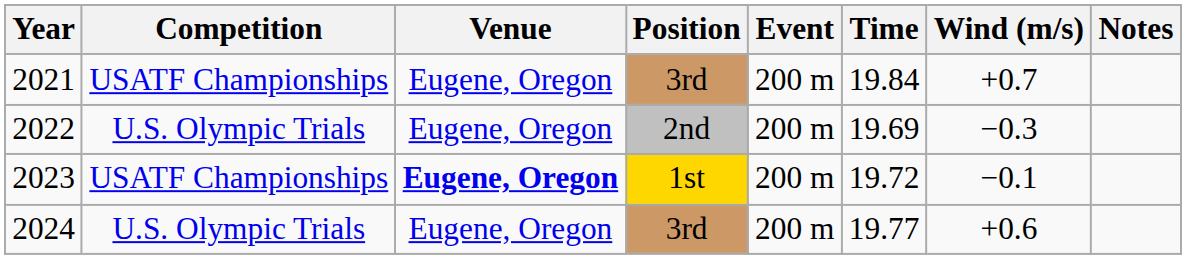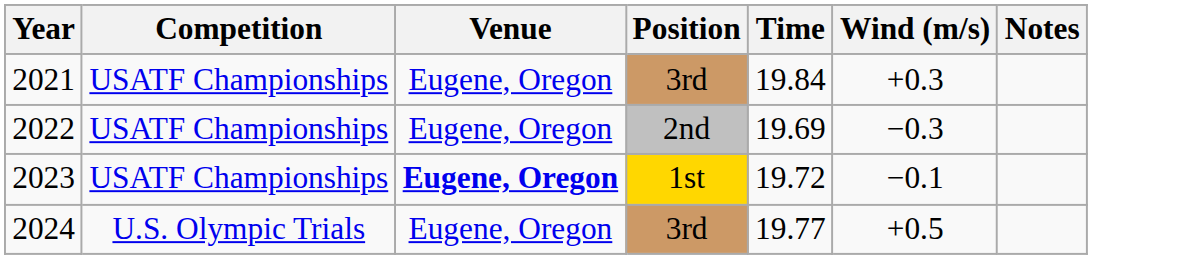- column: (795, 29)
(1009, 79) +0.7 -> (915, 79) +0.3
(239, 128) U.S. Olympic Trials -> (239, 128) USATF Championships
(1009, 228) +0.6 -> (915, 228) +0.5
